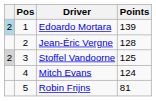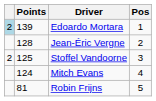columns swapped: (25, 12) <-> (135, 12)
(9, 57) lightgrey background -> (9, 57) no background
